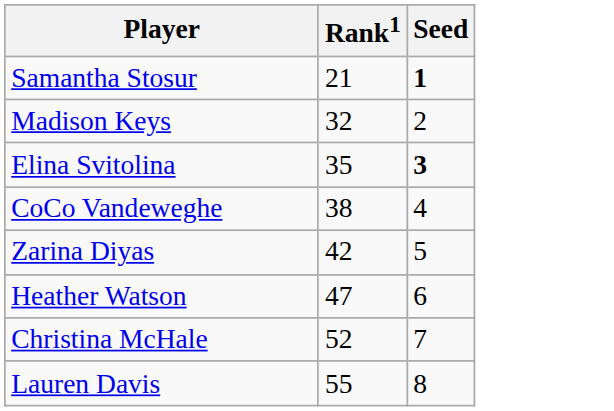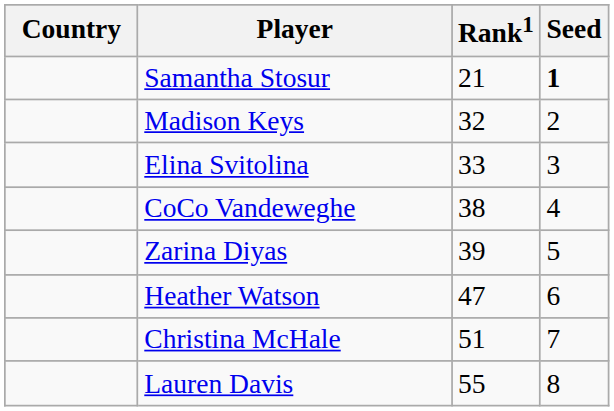+ column: (71, 30)
(339, 164) 35 -> (472, 164) 33
(420, 164) bold -> (553, 164) normal
(339, 251) 42 -> (472, 251) 39
(339, 339) 52 -> (472, 339) 51
